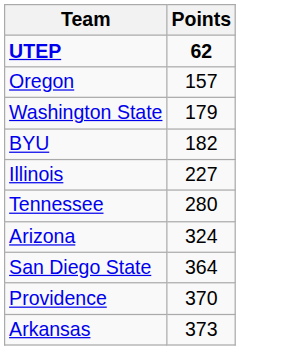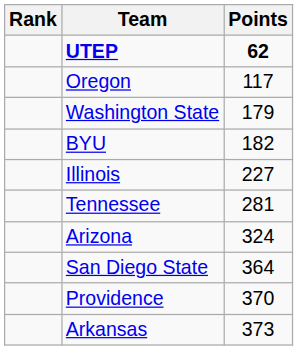+ column: (33, 19)
(201, 81) 157 -> (258, 81) 117
(201, 205) 280 -> (258, 205) 281
